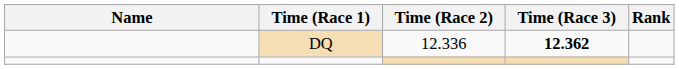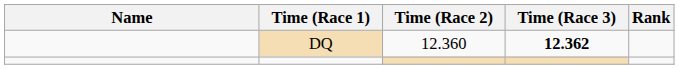(444, 43) 12.336 -> (444, 43) 12.360
